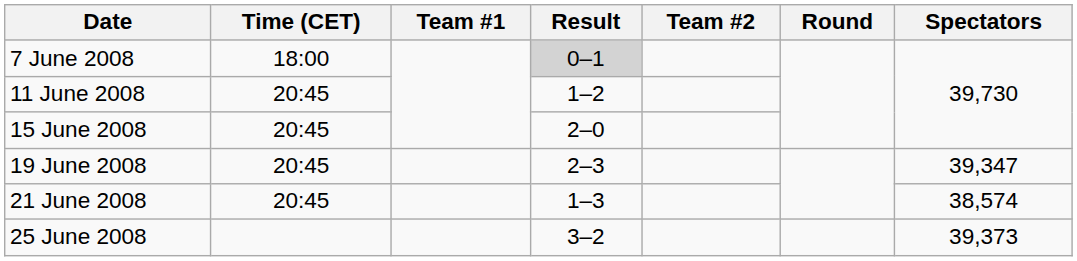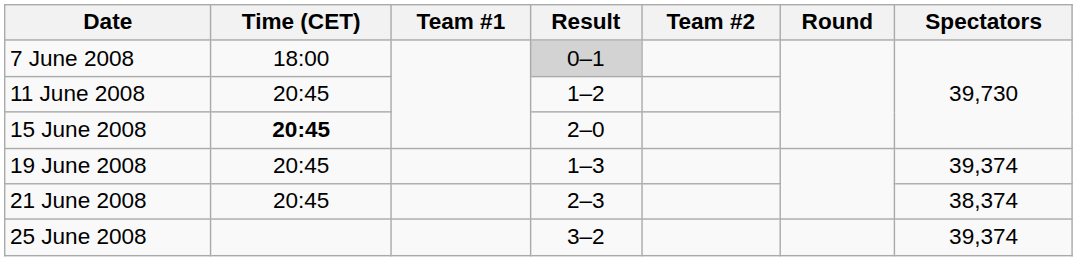(301, 129) normal -> (301, 129) bold
(586, 165) 2–3 -> (586, 165) 1–3
(984, 165) 39,347 -> (984, 165) 39,374
(586, 201) 1–3 -> (586, 201) 2–3
(984, 201) 38,574 -> (984, 201) 38,374
(984, 237) 39,373 -> (984, 237) 39,374
